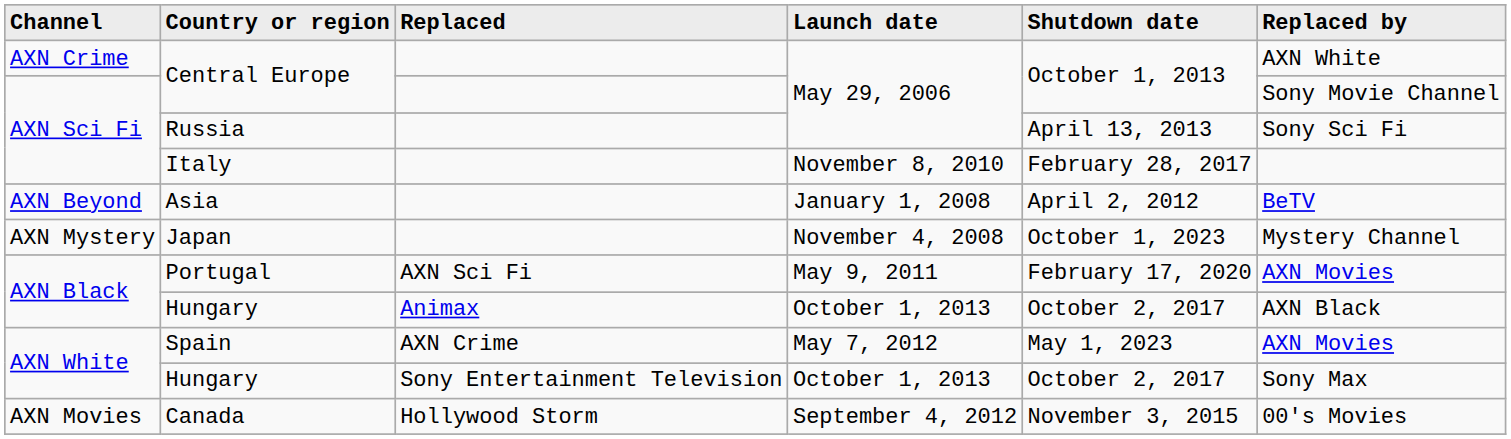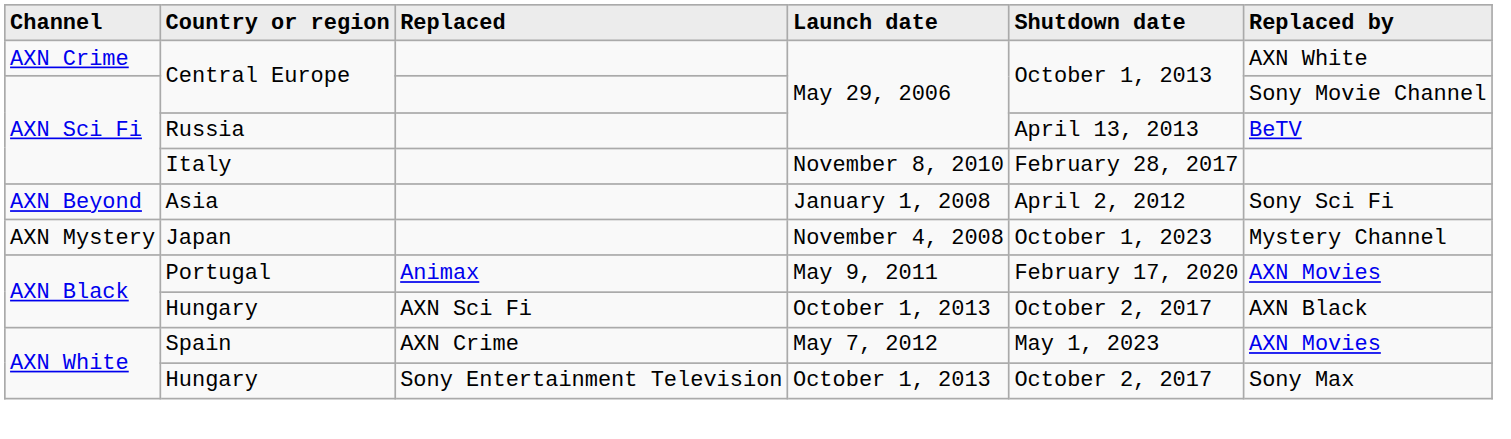(1335, 130) Sony Sci Fi -> (1275, 130) BeTV
(1289, 202) BeTV -> (1322, 202) Sony Sci Fi
(466, 273) AXN Sci Fi -> (440, 273) Animax
(440, 309) Animax -> (466, 309) AXN Sci Fi
- row: (76, 417)
